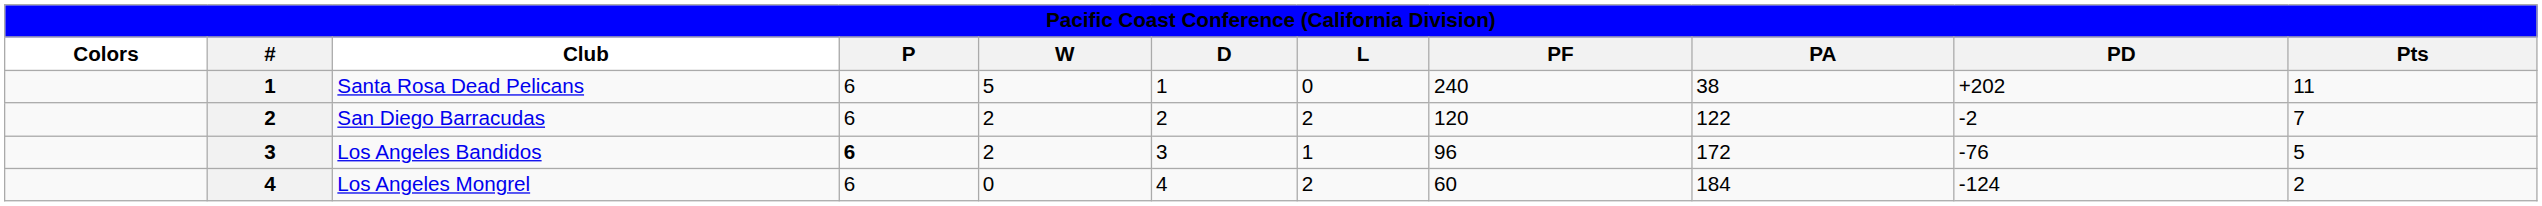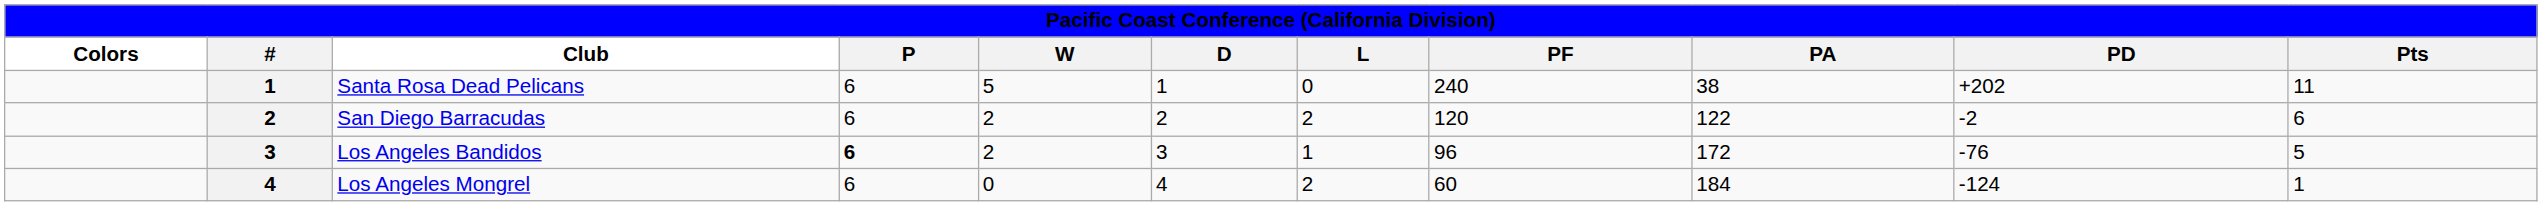(2299, 119) 7 -> (2299, 119) 6
(2299, 184) 2 -> (2299, 184) 1
